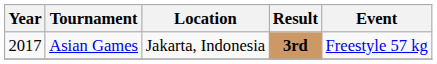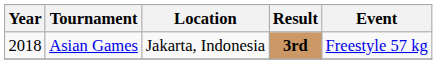(25, 45) 2017 -> (25, 45) 2018
